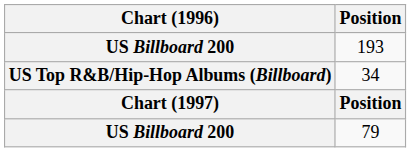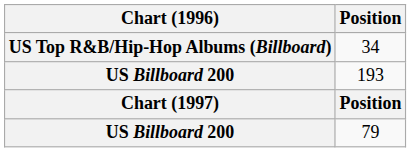rows swapped: (370, 47) <-> (370, 75)
